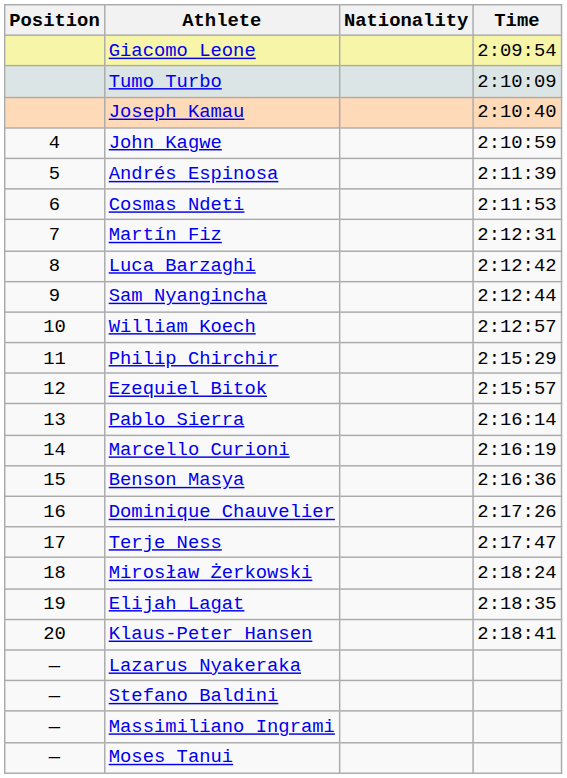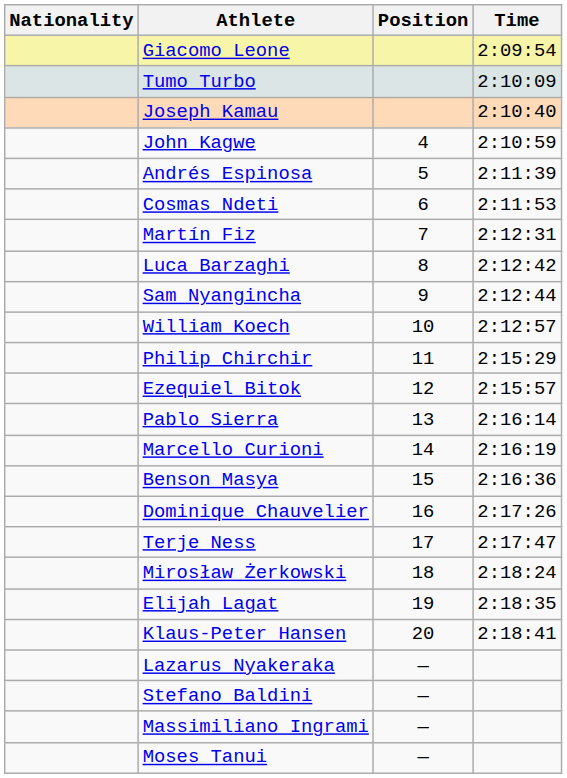columns swapped: (54, 20) <-> (406, 20)
